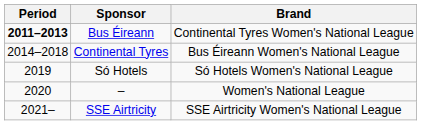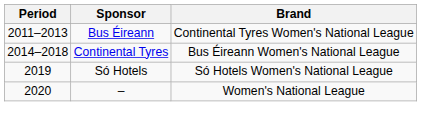(38, 33) bold -> (38, 33) normal
- row: (121, 110)
